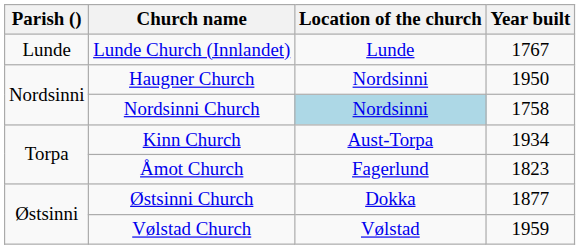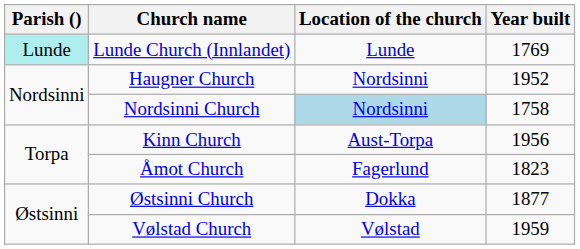(47, 49) no background -> (47, 49) paleturquoise background
(530, 49) 1767 -> (530, 49) 1769
(530, 79) 1950 -> (530, 79) 1952
(530, 139) 1934 -> (530, 139) 1956
